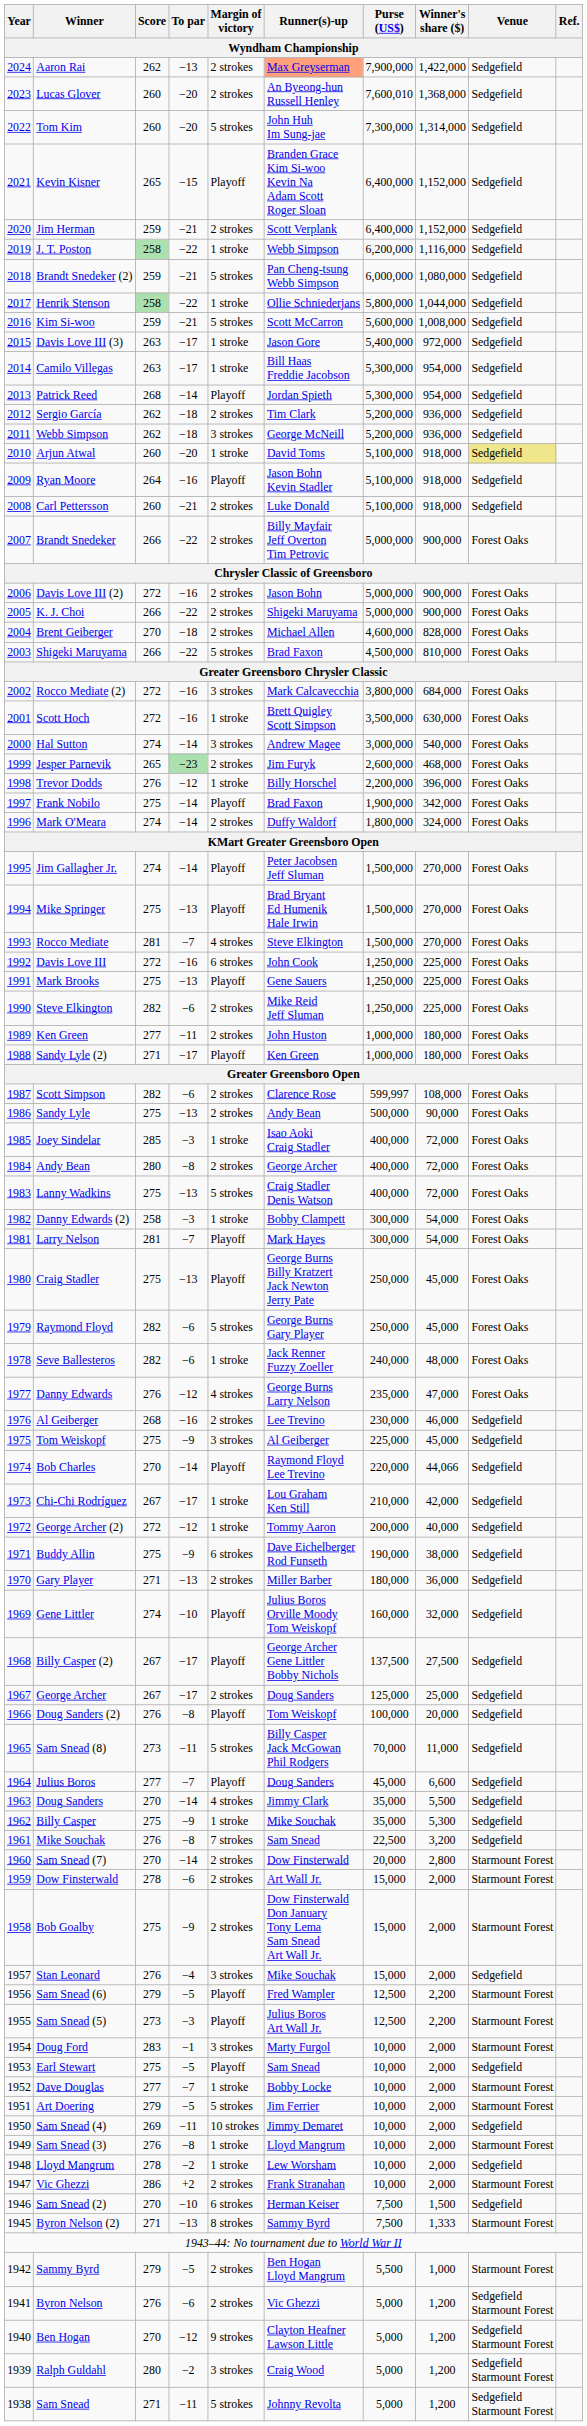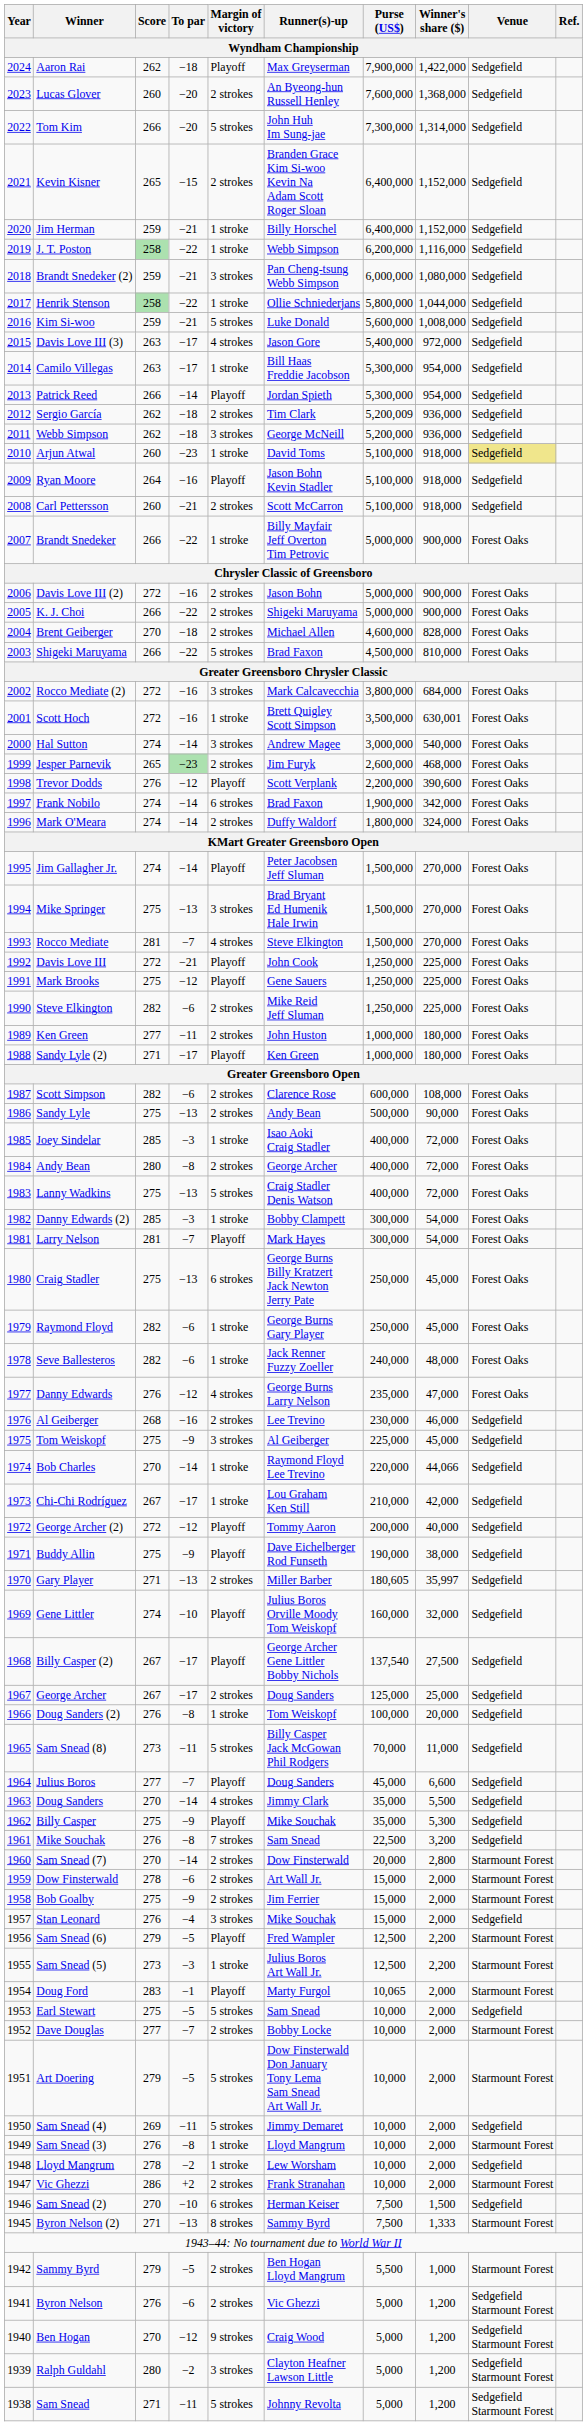(188, 67) −13 -> (188, 67) −18
(232, 67) 2 strokes -> (228, 67) Playoff
(308, 67) lightsalmon background -> (308, 67) no background
(389, 94) 7,600,010 -> (389, 94) 7,600,000
(152, 127) 260 -> (152, 127) 266
(228, 182) Playoff -> (232, 182) 2 strokes
(232, 230) 2 strokes -> (229, 230) 1 stroke
(302, 230) Scott Verplank -> (302, 230) Billy Horschel
(232, 276) 5 strokes -> (232, 276) 3 strokes
(305, 322) Scott McCarron -> (298, 322) Luke Donald
(229, 341) 1 stroke -> (232, 341) 4 strokes
(152, 394) 268 -> (152, 394) 266
(389, 414) 5,200,000 -> (389, 414) 5,200,009
(188, 453) −20 -> (188, 453) −23
(298, 506) Luke Donald -> (305, 506) Scott McCarron
(232, 540) 2 strokes -> (229, 540) 1 stroke
(442, 717) 630,000 -> (442, 717) 630,001
(229, 783) 1 stroke -> (228, 783) Playoff
(302, 783) Billy Horschel -> (302, 783) Scott Verplank
(442, 783) 396,000 -> (442, 783) 390,600
(152, 802) 275 -> (152, 802) 274
(228, 802) Playoff -> (232, 802) 6 strokes
(228, 909) Playoff -> (232, 909) 3 strokes
(188, 962) −16 -> (188, 962) −21
(232, 962) 6 strokes -> (228, 962) Playoff
(188, 981) −13 -> (188, 981) −12
(389, 1093) 599,997 -> (389, 1093) 600,000
(152, 1219) 258 -> (152, 1219) 285
(228, 1279) Playoff -> (232, 1279) 6 strokes
(232, 1327) 5 strokes -> (229, 1327) 1 stroke
(228, 1467) Playoff -> (229, 1467) 1 stroke
(229, 1527) 1 stroke -> (228, 1527) Playoff
(232, 1553) 6 strokes -> (228, 1553) Playoff
(389, 1580) 180,000 -> (389, 1580) 180,605
(442, 1580) 36,000 -> (442, 1580) 35,997
(389, 1661) 137,500 -> (389, 1661) 137,540
(228, 1714) Playoff -> (229, 1714) 1 stroke
(229, 1821) 1 stroke -> (228, 1821) Playoff
(308, 1927) Dow Finsterwald Don January Tony Lema Sam Snead Art Wall Jr. -> (293, 1899) Jim Ferrier
(228, 2021) Playoff -> (229, 1964) 1 stroke
(232, 2047) 3 strokes -> (228, 1991) Playoff
(389, 2047) 10,000 -> (389, 1991) 10,065
(228, 2067) Playoff -> (232, 2011) 5 strokes
(229, 2086) 1 stroke -> (232, 2030) 2 strokes
(293, 2106) Jim Ferrier -> (308, 2078) Dow Finsterwald Don January Tony Lema Sam Snead Art Wall Jr.
(235, 2125) 10 strokes -> (232, 2125) 5 strokes
(306, 2336) Clayton Heafner Lawson Little -> (296, 2336) Craig Wood
(296, 2370) Craig Wood -> (306, 2370) Clayton Heafner Lawson Little
